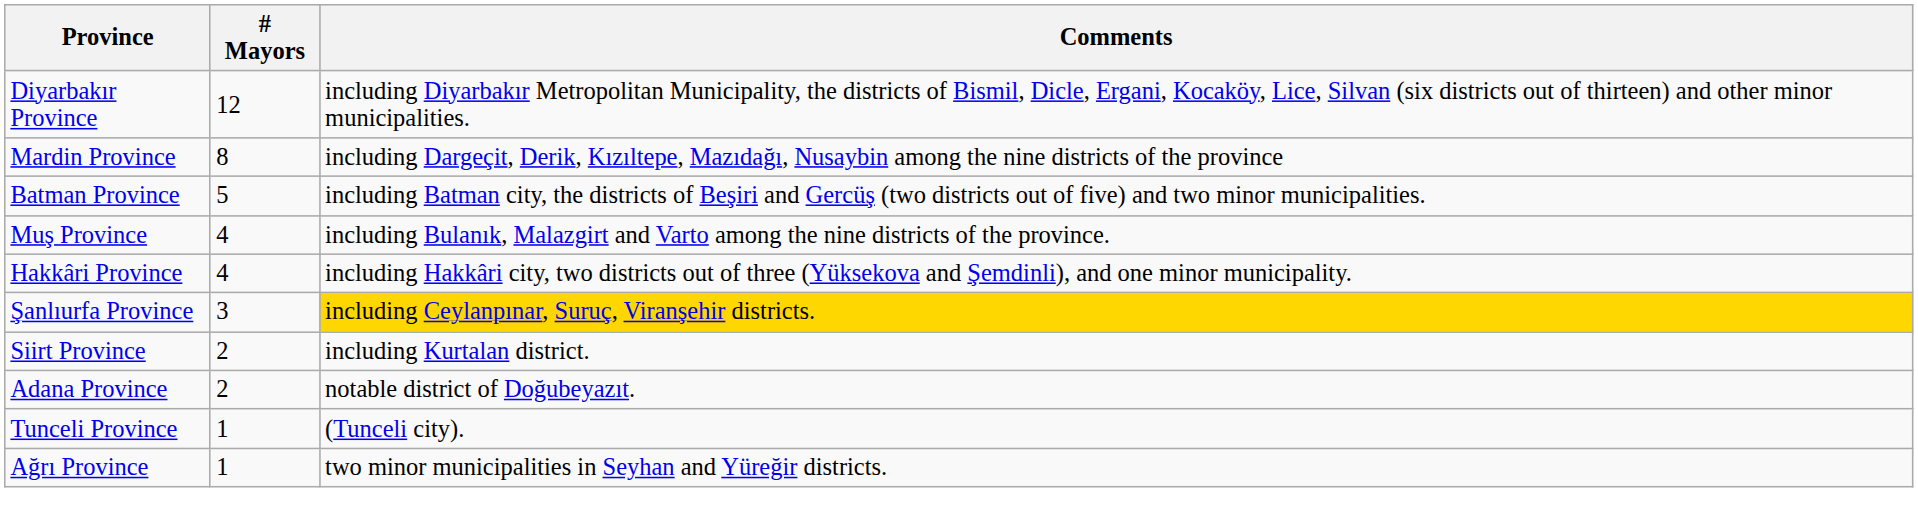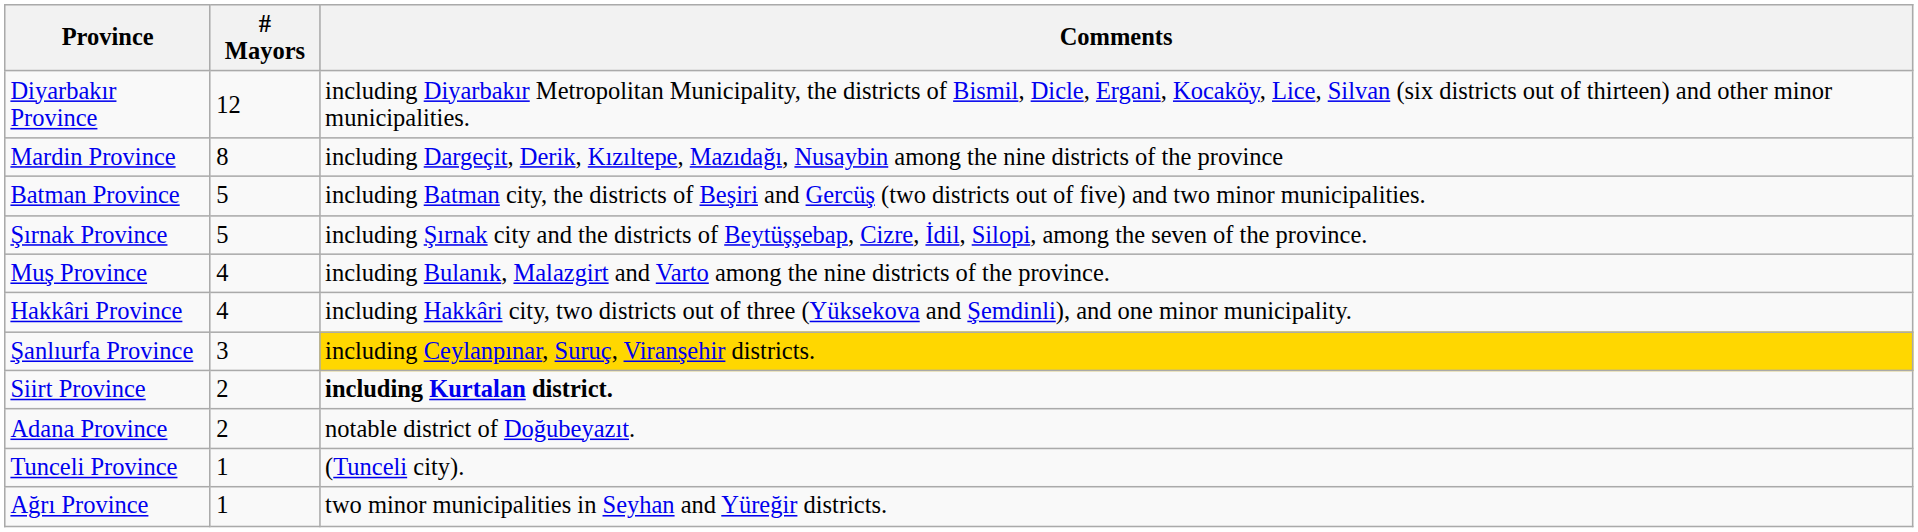+ row: (89, 234)
(457, 350) normal -> (469, 389) bold
